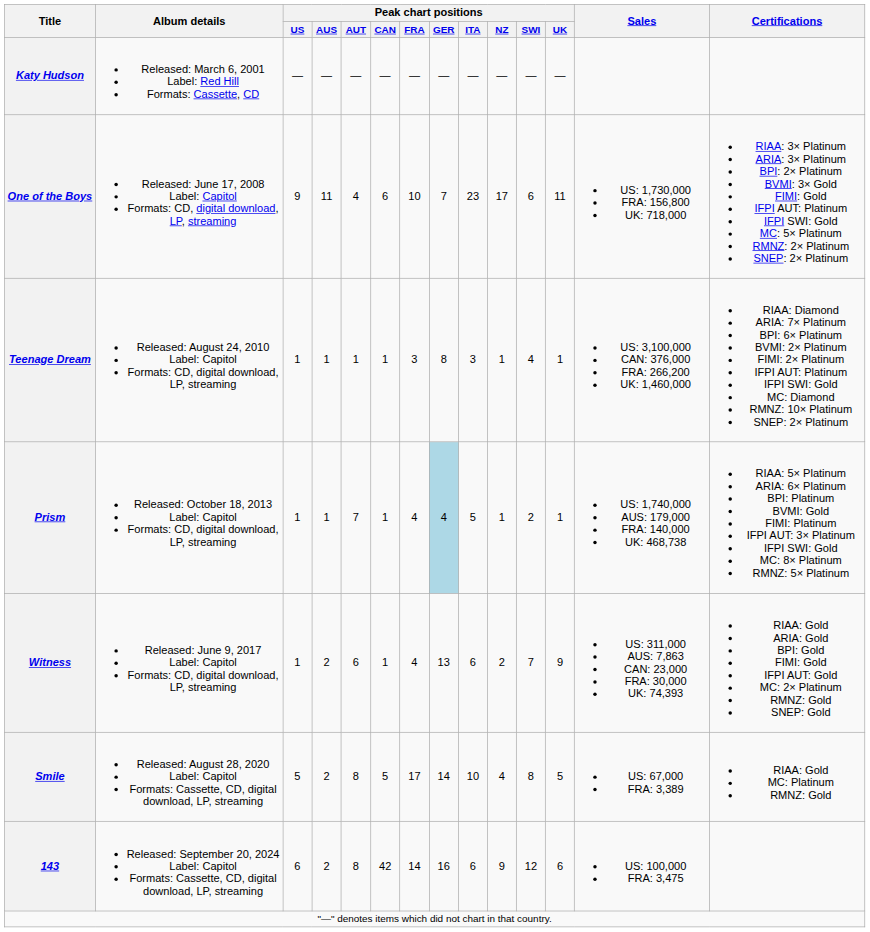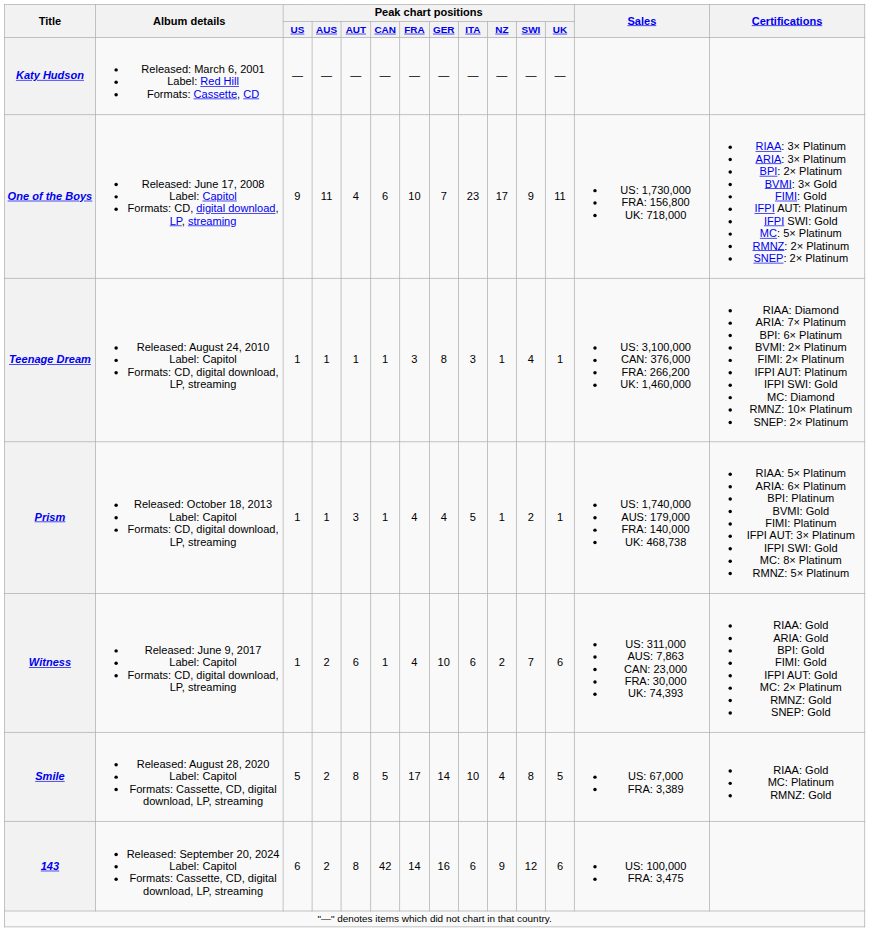(531, 196) 6 -> (531, 196) 9
(356, 517) 7 -> (356, 517) 3
(444, 517) lightblue background -> (444, 517) no background
(444, 662) 13 -> (444, 662) 10
(560, 662) 9 -> (560, 662) 6
